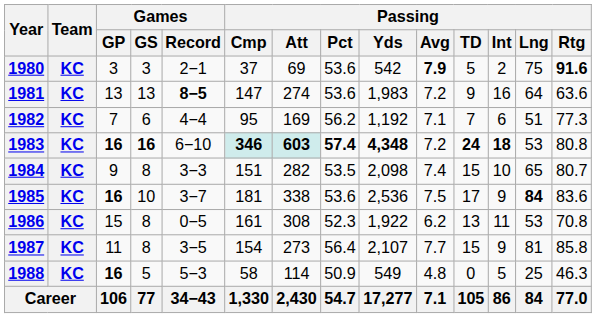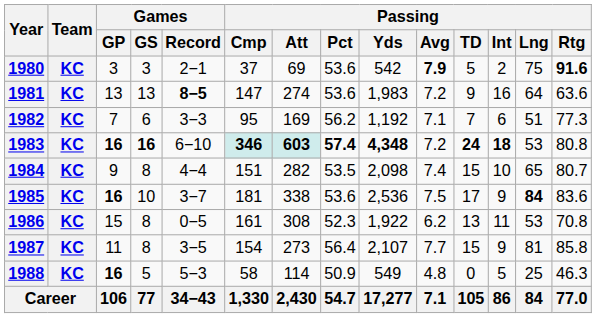(193, 119) 4−4 -> (193, 119) 3−3
(193, 171) 3−3 -> (193, 171) 4−4
